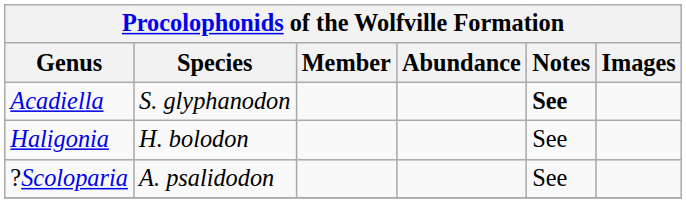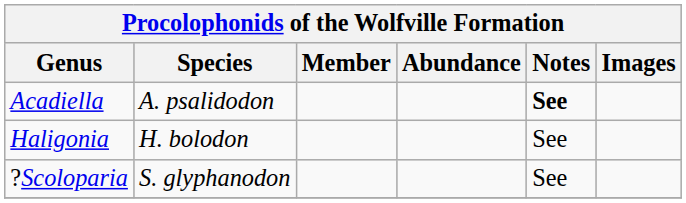(215, 100) S. glyphanodon -> (207, 100) A. psalidodon
(207, 178) A. psalidodon -> (215, 178) S. glyphanodon
